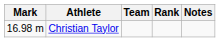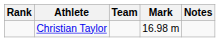columns swapped: (167, 12) <-> (25, 12)
